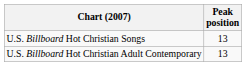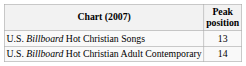(223, 54) 13 -> (223, 54) 14
